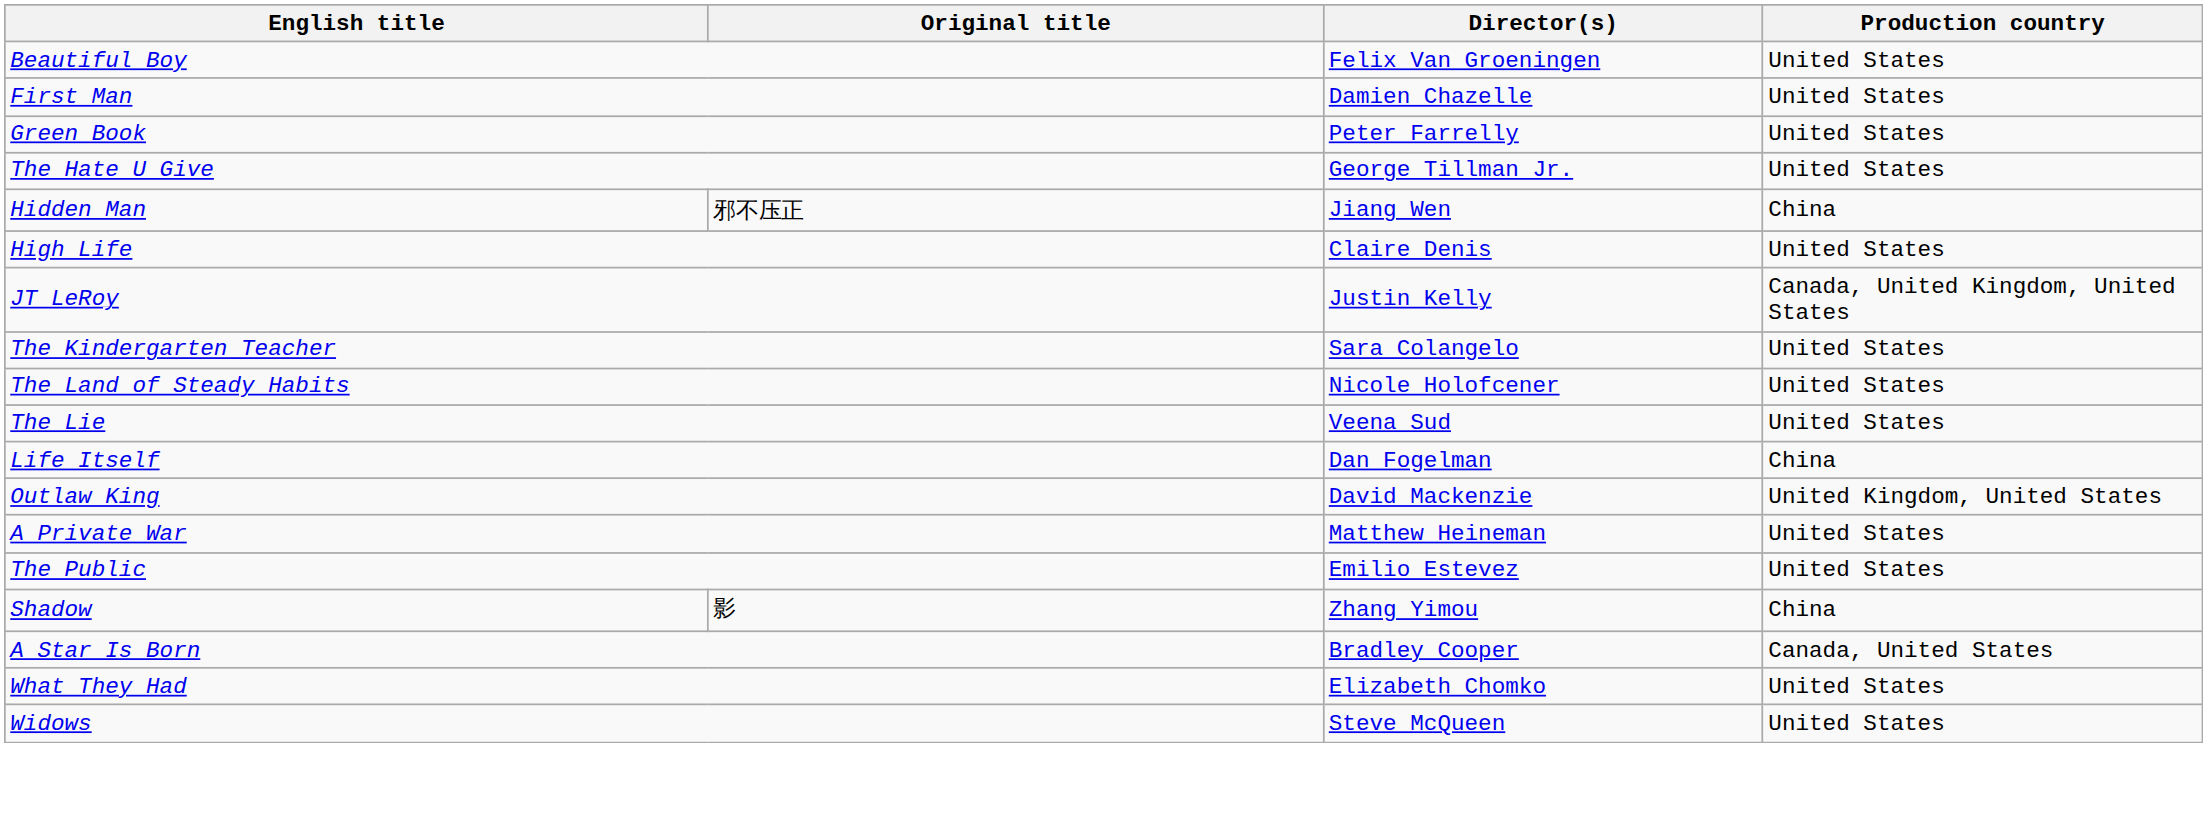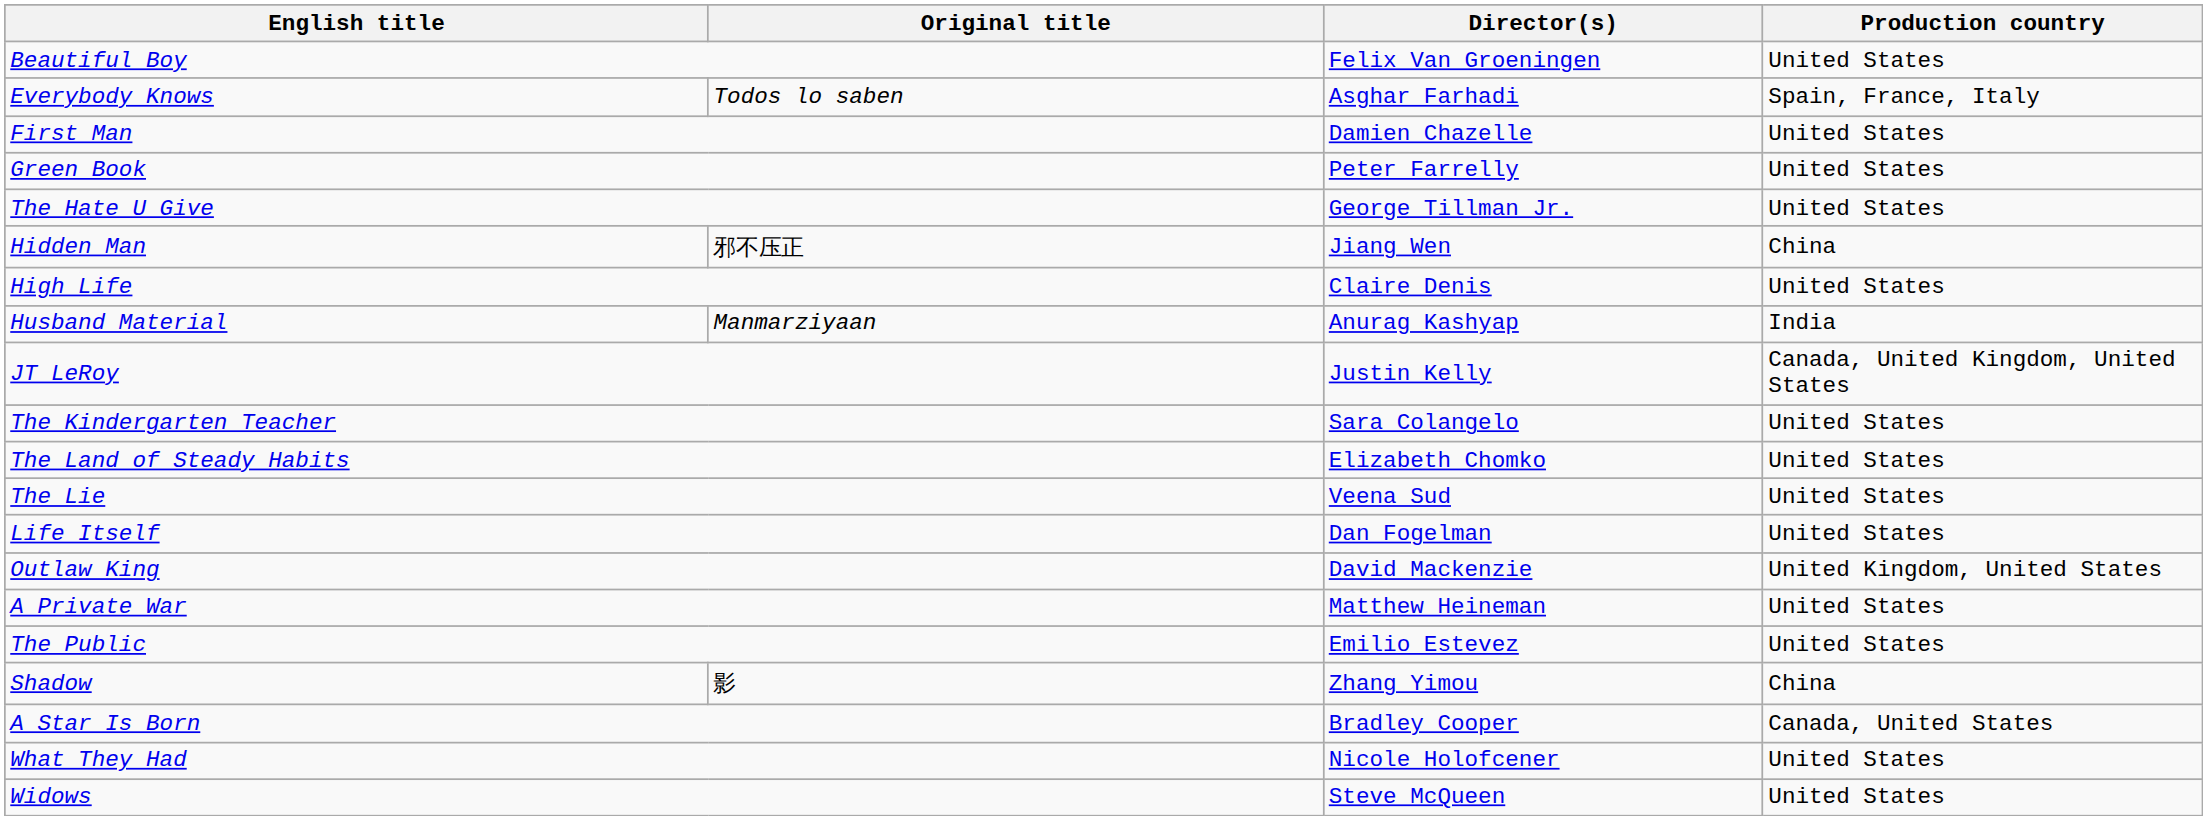+ row: (112, 97)
+ row: (119, 323)
(1444, 386) Nicole Holofcener -> (1437, 460) Elizabeth Chomko
(1802, 460) China -> (1857, 534) United States
(1437, 687) Elizabeth Chomko -> (1444, 760) Nicole Holofcener
